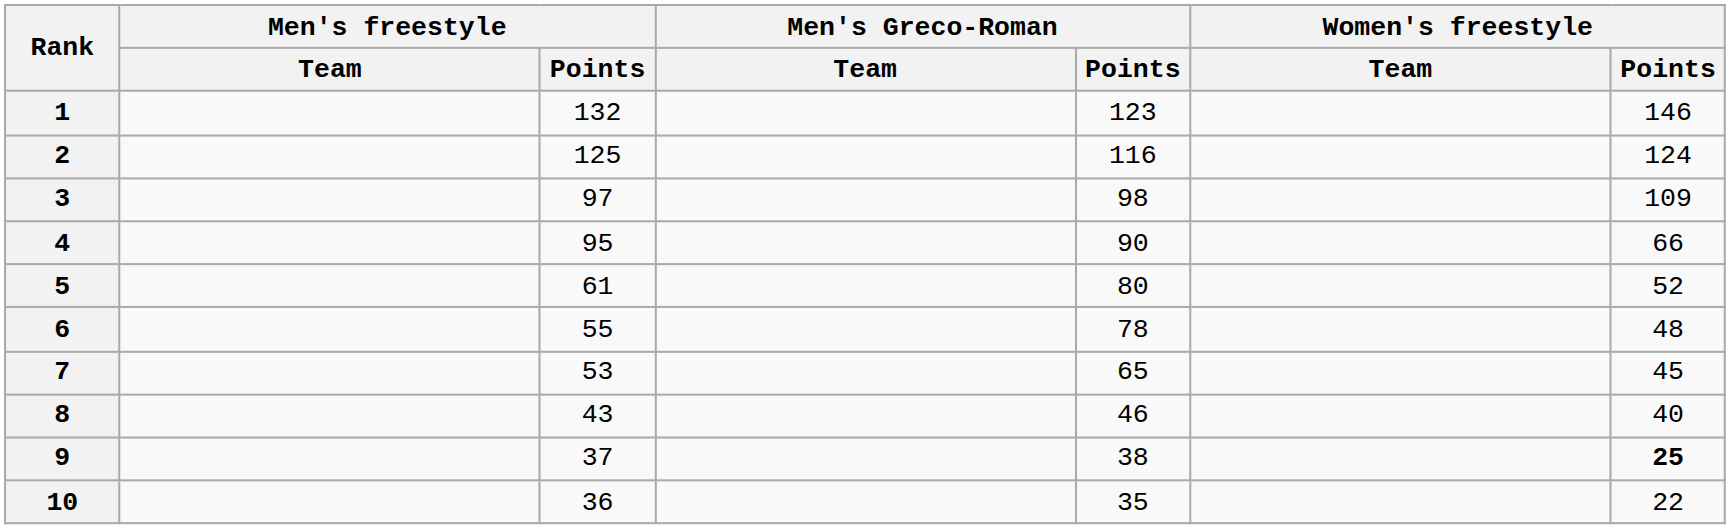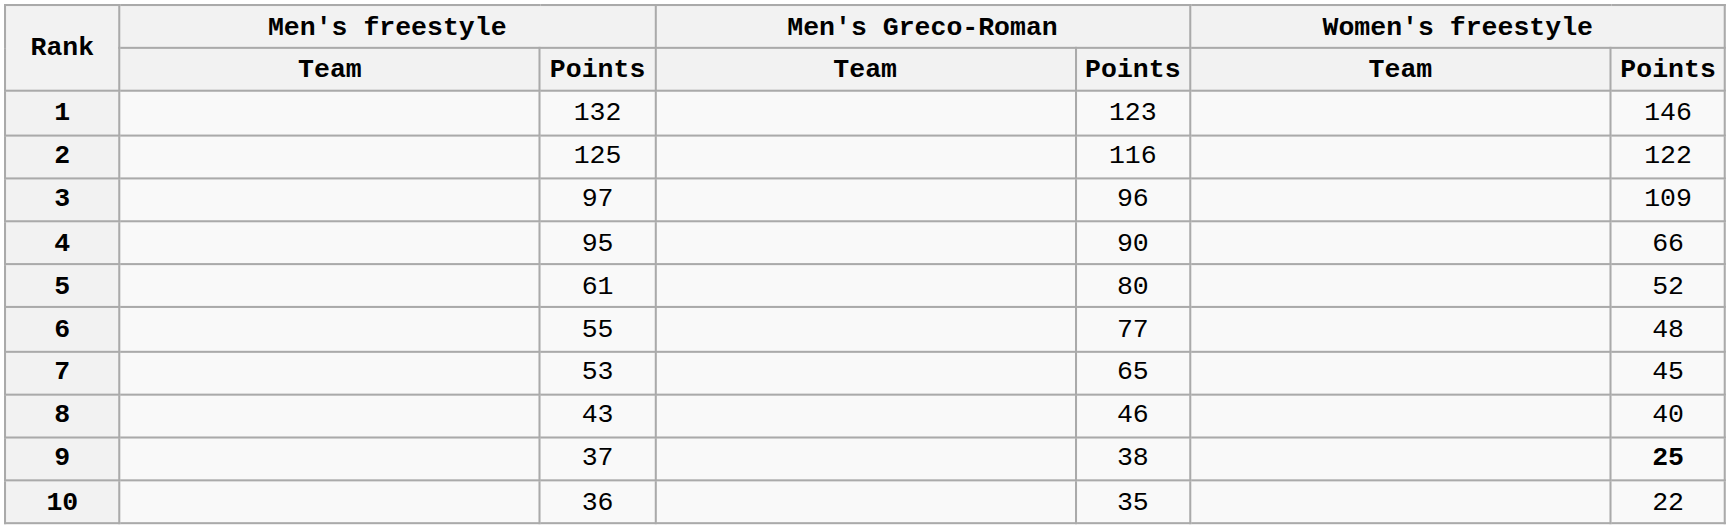(1668, 156) 124 -> (1668, 156) 122
(1133, 200) 98 -> (1133, 200) 96
(1133, 329) 78 -> (1133, 329) 77
